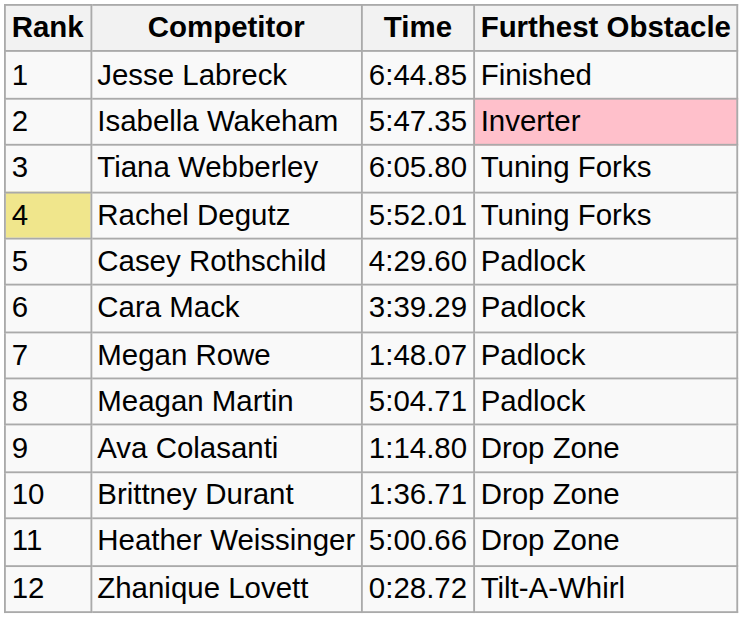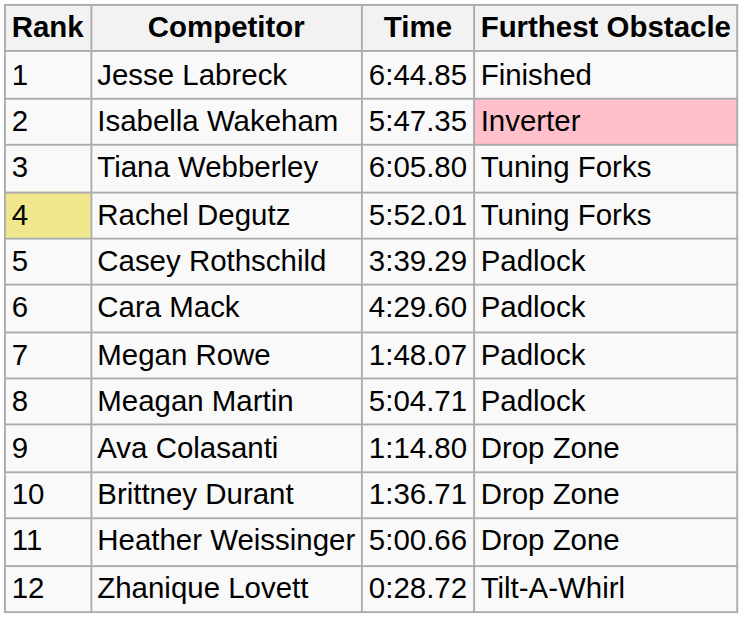(418, 261) 4:29.60 -> (418, 261) 3:39.29
(418, 307) 3:39.29 -> (418, 307) 4:29.60
